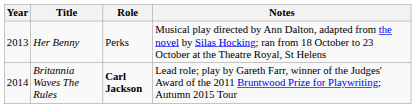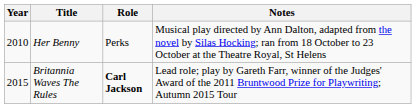(18, 42) 2013 -> (18, 42) 2010
(18, 83) 2014 -> (18, 83) 2015
